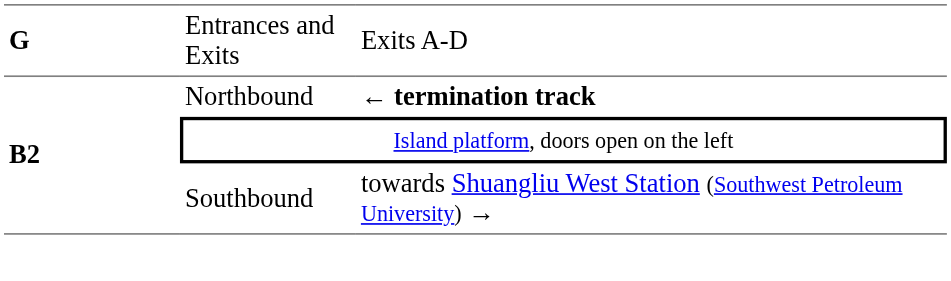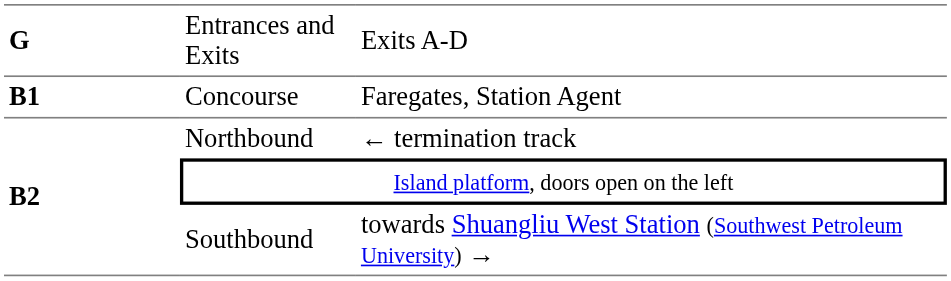+ row: (242, 96)
(478, 96) bold -> (469, 138) normal
